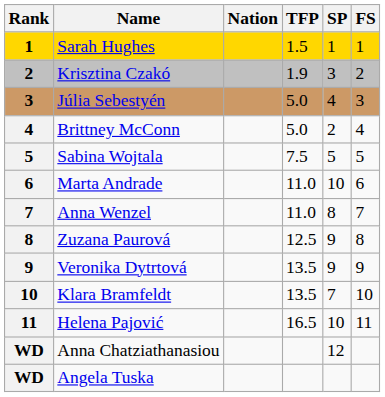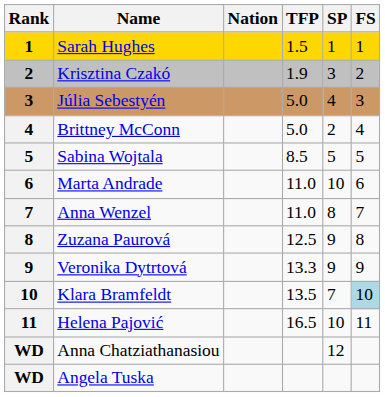(297, 156) 7.5 -> (297, 156) 8.5
(301, 267) 13.5 -> (301, 267) 13.3
(364, 294) no background -> (364, 294) lightblue background
